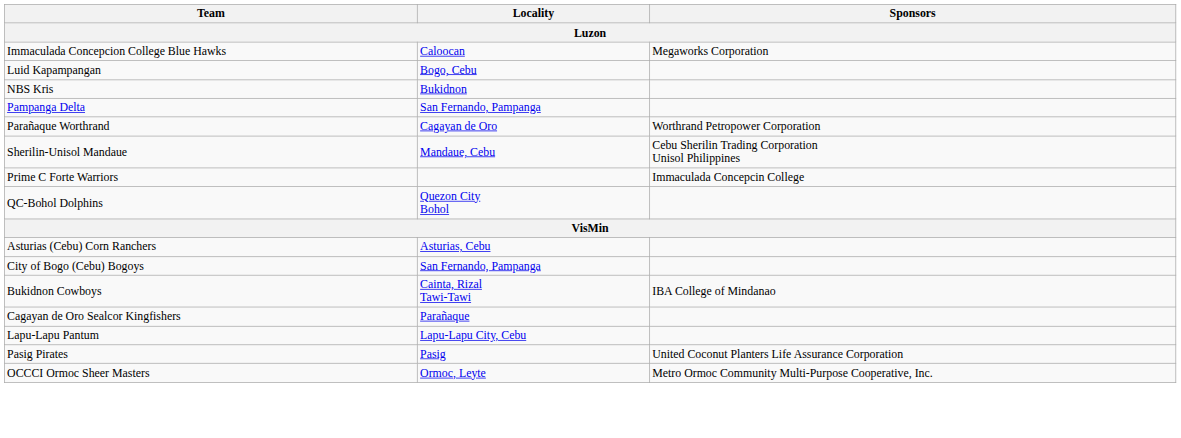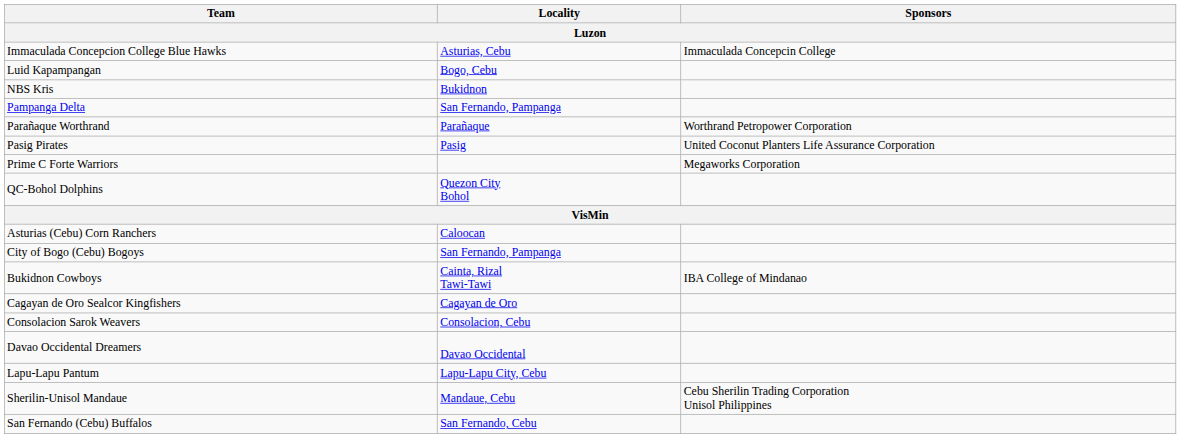(442, 51) Caloocan -> (475, 51) Asturias, Cebu
(710, 51) Megaworks Corporation -> (760, 51) Immaculada Concepcin College
(459, 126) Cagayan de Oro -> (465, 126) Parañaque
rows swapped: (38, 354) <-> (67, 151)
(728, 177) Immaculada Concepcin College -> (742, 164) Megaworks Corporation
(455, 247) Asturias, Cebu -> (463, 233) Caloocan
(445, 316) Parañaque -> (479, 303) Cagayan de Oro
+ row: (74, 322)
+ row: (74, 347)
- row: (78, 373)
+ row: (79, 423)
